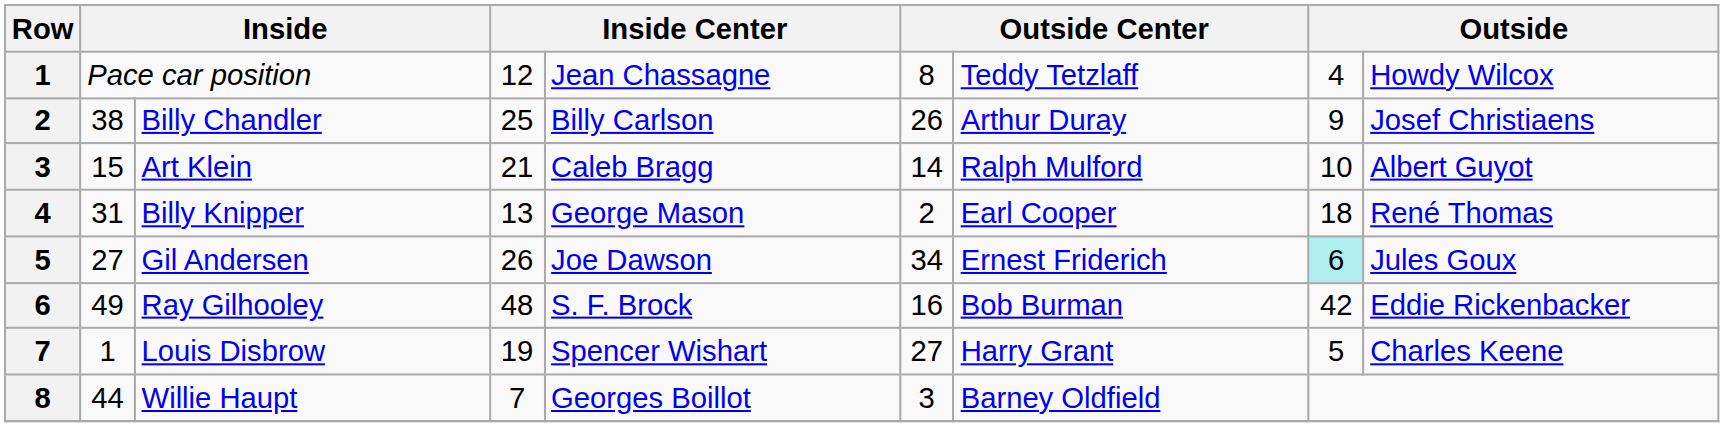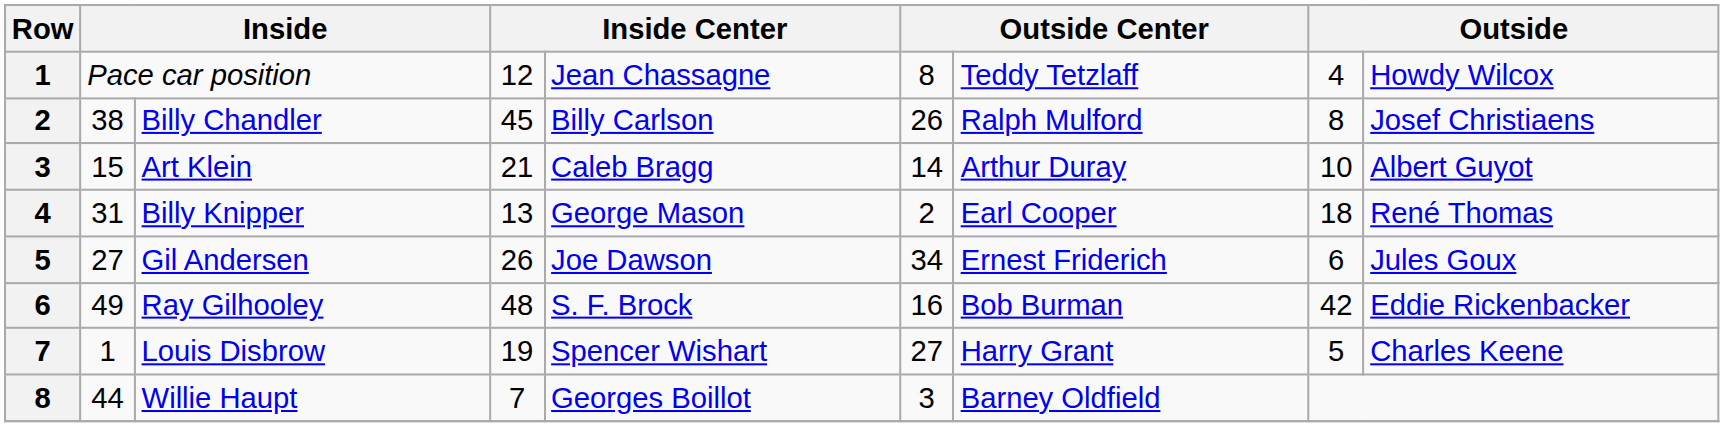(517, 121) 25 -> (517, 121) 45
(1043, 121) Arthur Duray -> (1052, 121) Ralph Mulford
(1336, 121) 9 -> (1336, 121) 8
(1052, 167) Ralph Mulford -> (1043, 167) Arthur Duray
(1336, 259) paleturquoise background -> (1336, 259) no background
